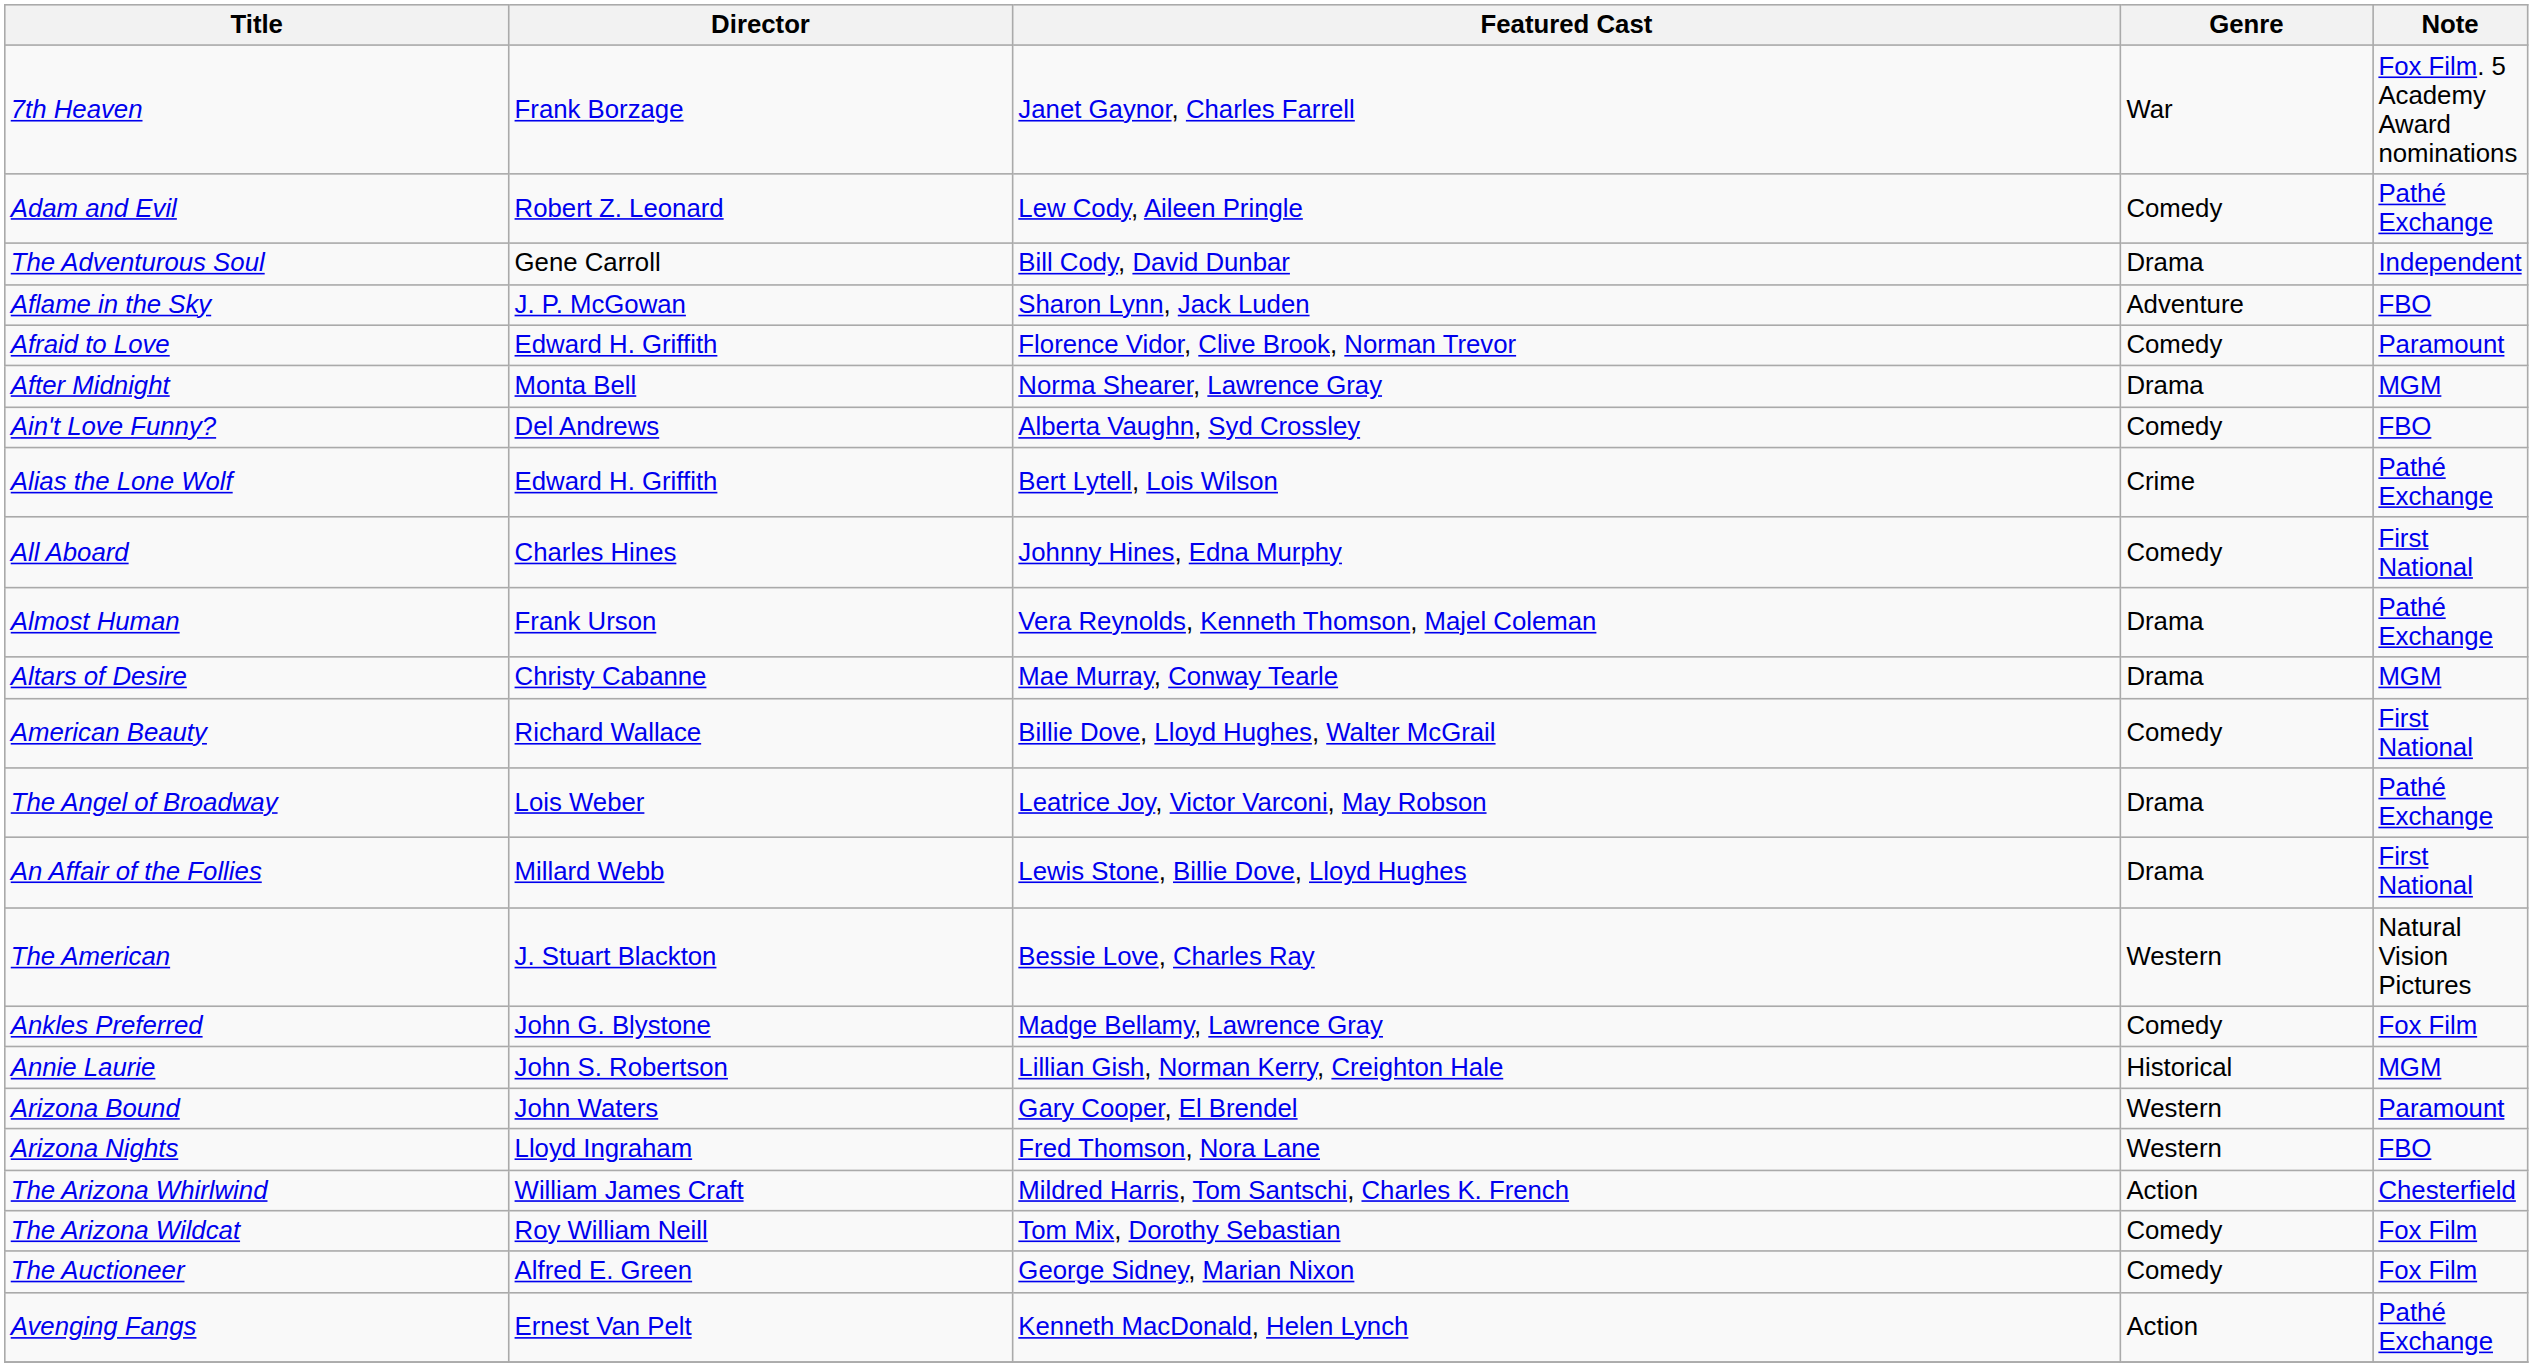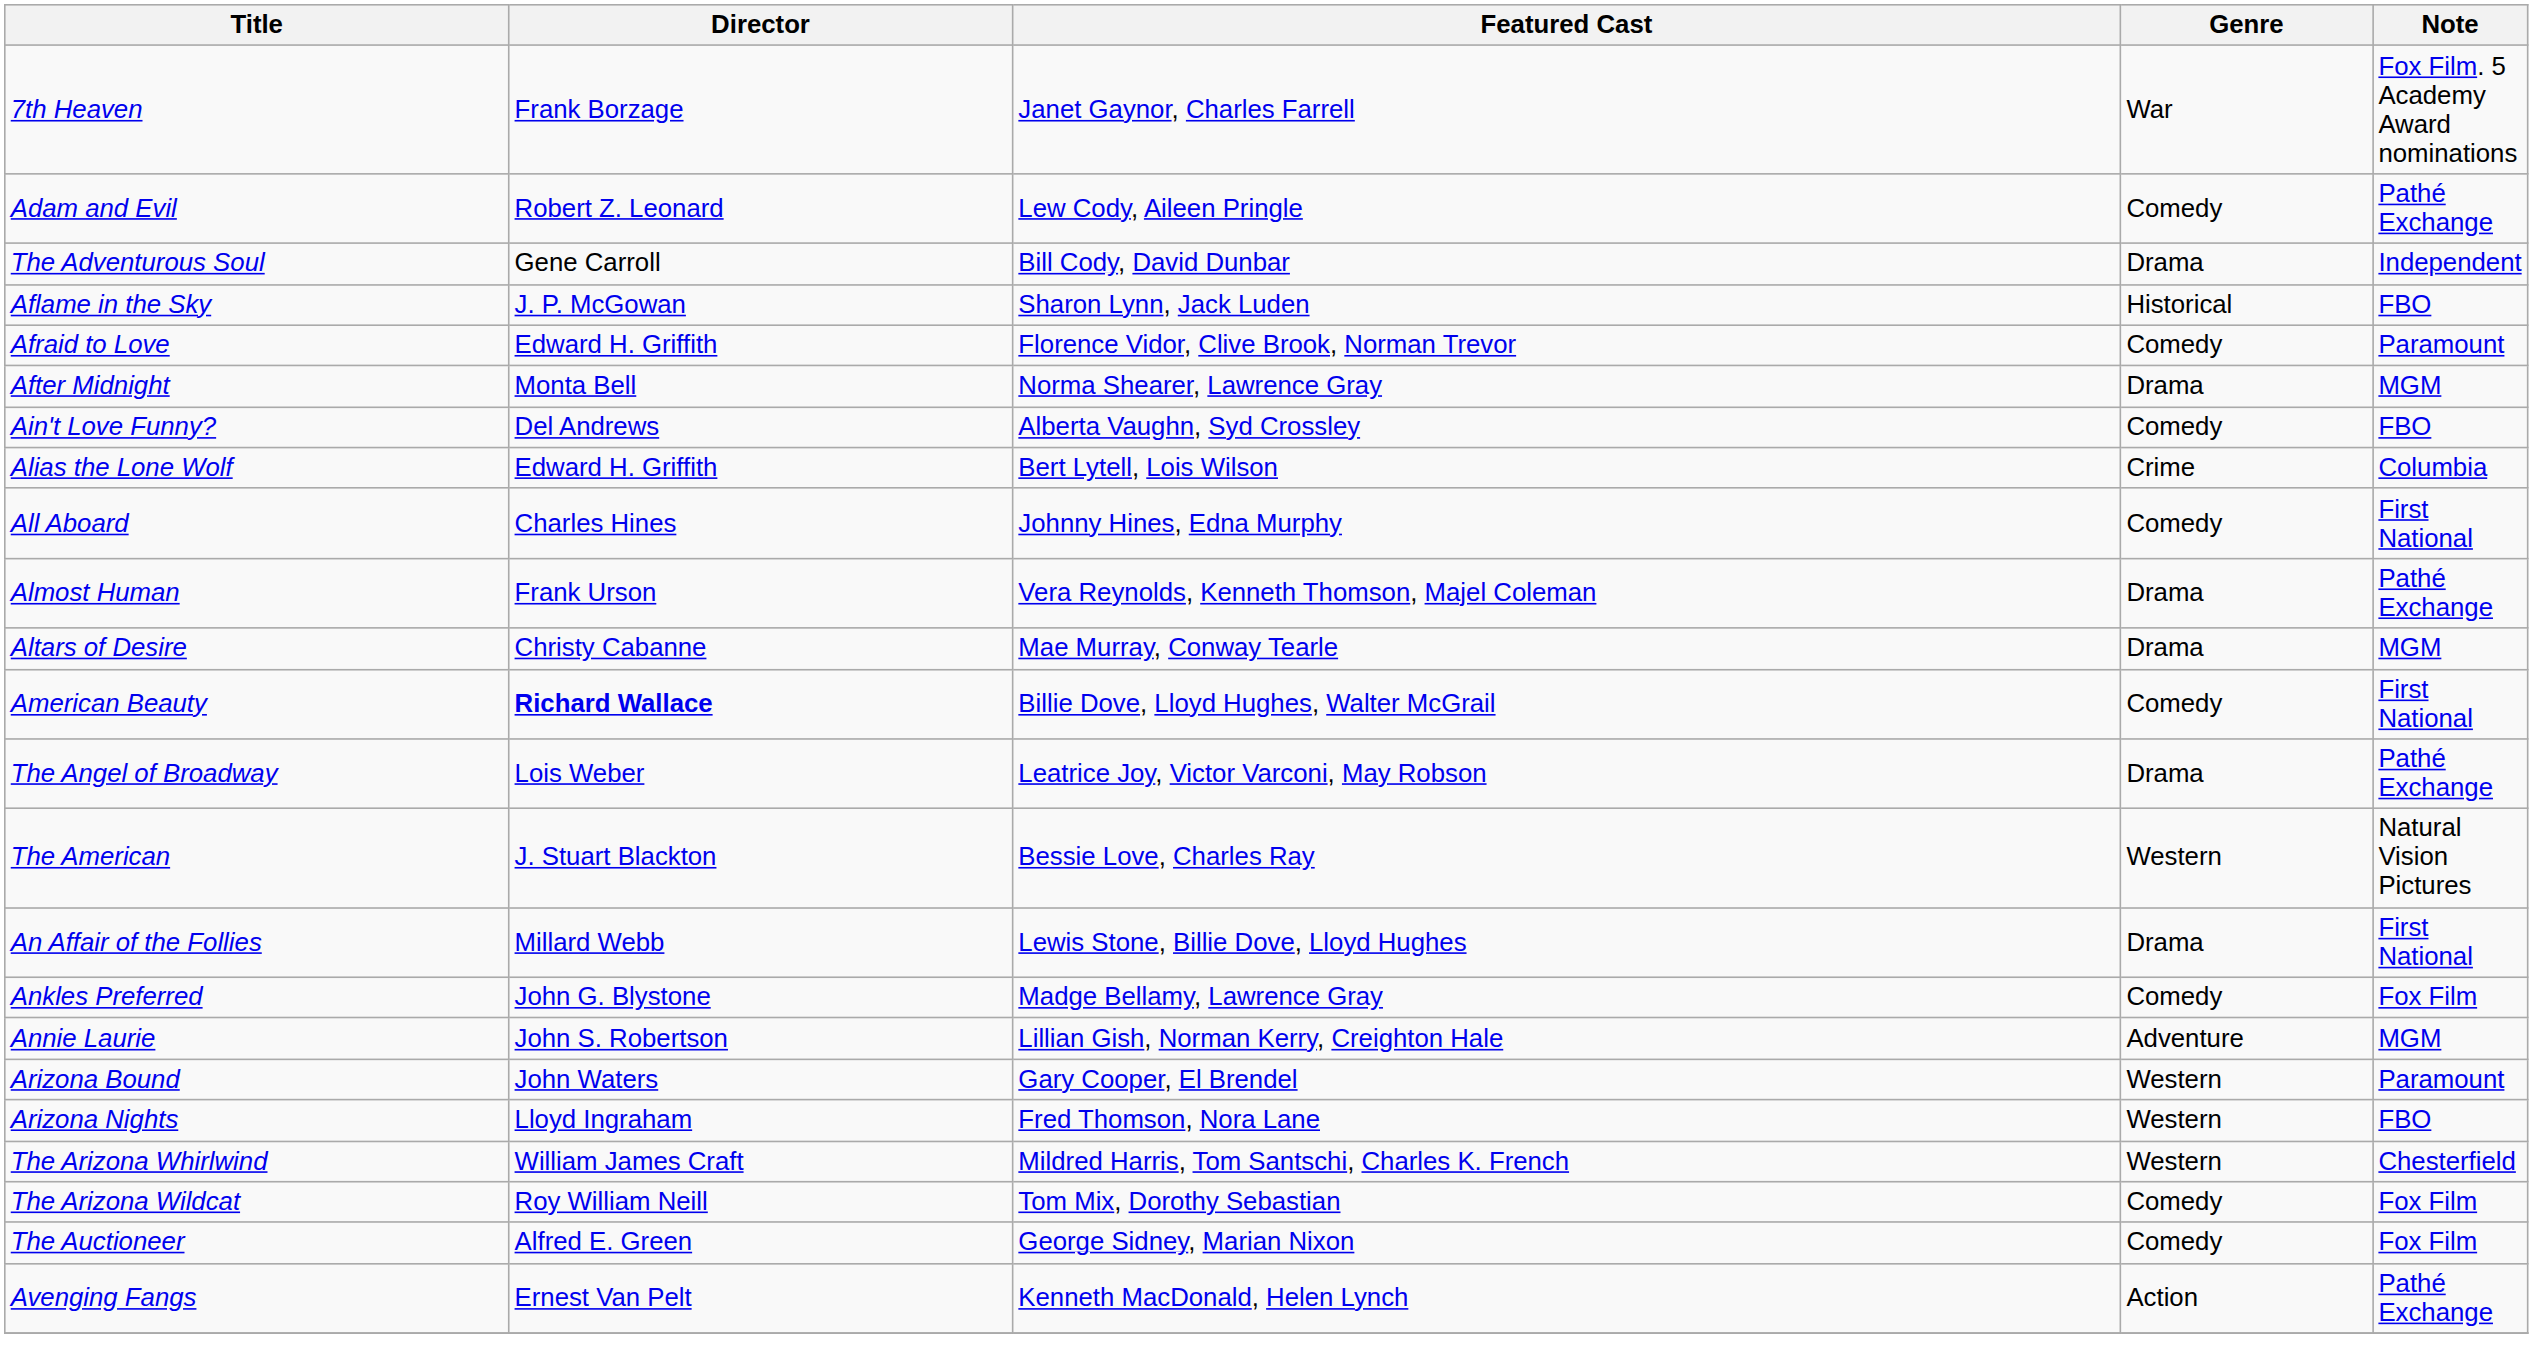(2185, 304) Adventure -> (2179, 304) Historical
(2436, 482) Pathé Exchange -> (2433, 467) Columbia
(608, 732) normal -> (614, 703) bold
rows swapped: (136, 872) <-> (90, 956)
(2179, 1067) Historical -> (2185, 1038) Adventure
(2162, 1189) Action -> (2174, 1160) Western
